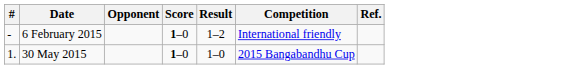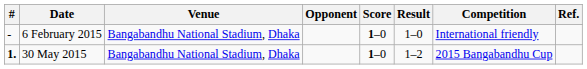+ column: (204, 14)
(216, 34) 1–2 -> (413, 34) 1–0
(12, 54) normal -> (12, 54) bold
(216, 54) 1–0 -> (413, 54) 1–2
